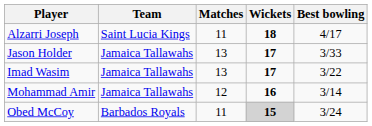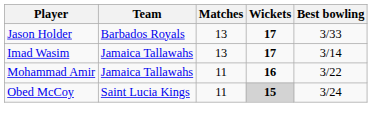- row: (43, 33)
(147, 53) Jamaica Tallawahs -> (143, 33) Barbados Royals
(331, 72) 3/22 -> (331, 53) 3/14
(221, 92) 12 -> (221, 72) 11
(331, 92) 3/14 -> (331, 72) 3/22
(143, 111) Barbados Royals -> (145, 92) Saint Lucia Kings
